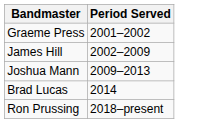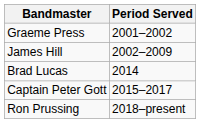- row: (43, 71)
+ row: (57, 90)
